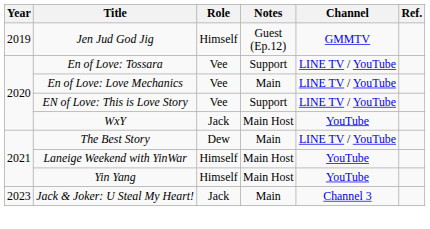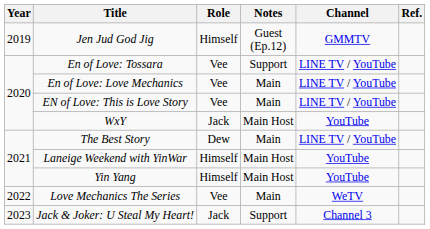(268, 102) Support -> (268, 102) Main
+ row: (115, 196)
(268, 196) Main -> (268, 214) Support
